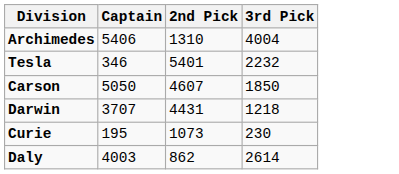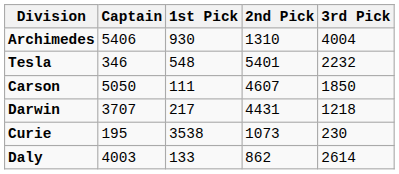+ column: (204, 16)
